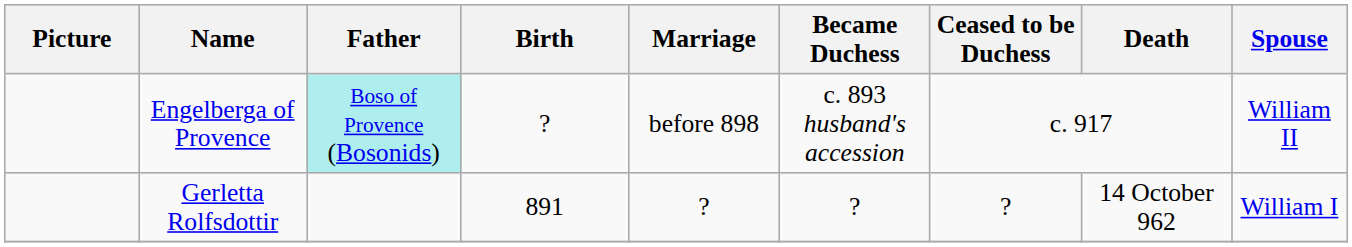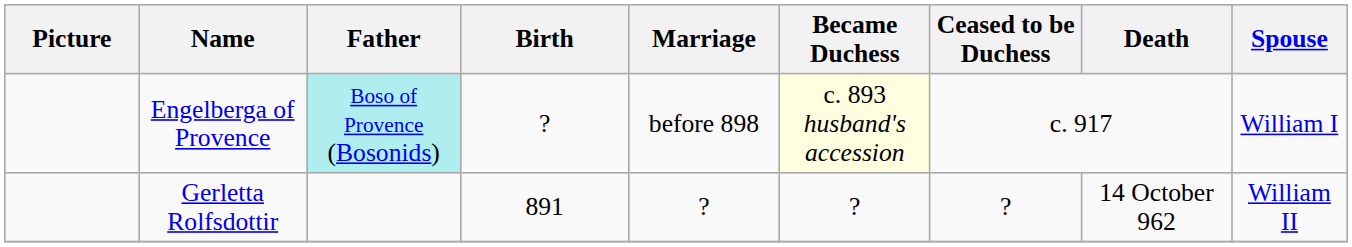(855, 123) no background -> (855, 123) lightyellow background
(1289, 122) William II -> (1289, 123) William I
(1289, 206) William I -> (1289, 206) William II
